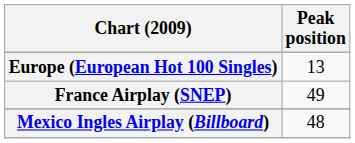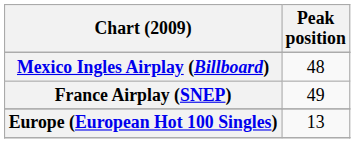rows swapped: (143, 66) <-> (143, 123)
